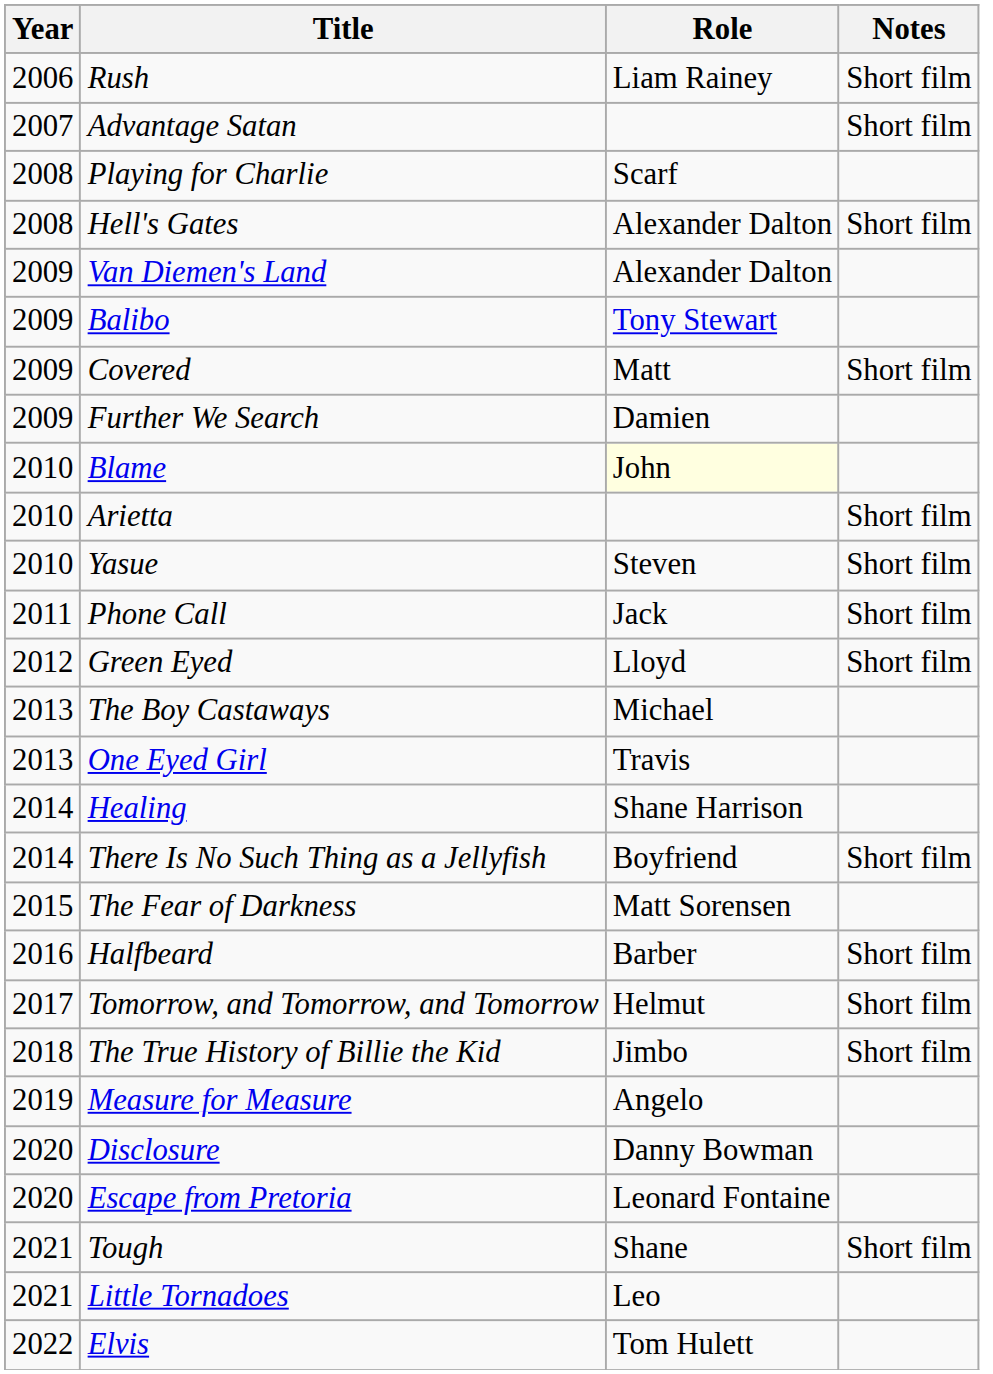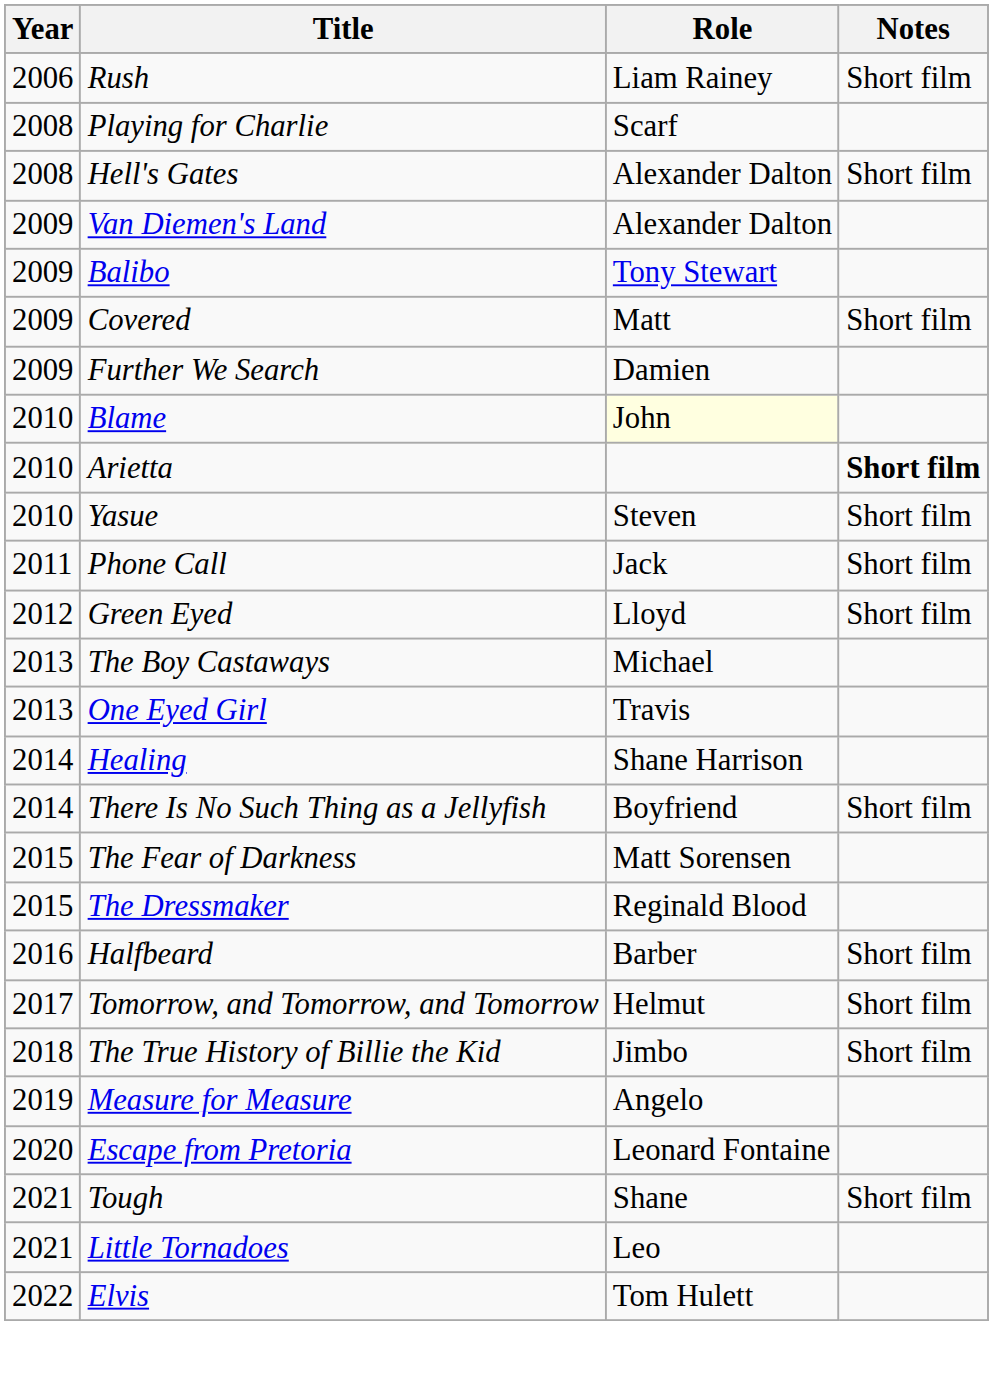- row: (192, 126)
(909, 516) normal -> (913, 467) bold
+ row: (188, 905)
- row: (154, 1149)
